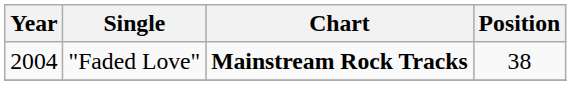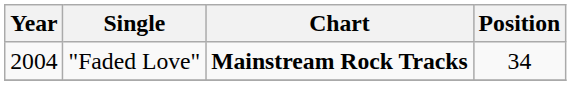(519, 60) 38 -> (519, 60) 34
